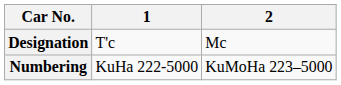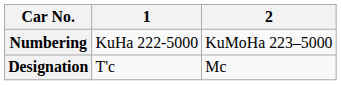rows swapped: (48, 42) <-> (48, 67)
